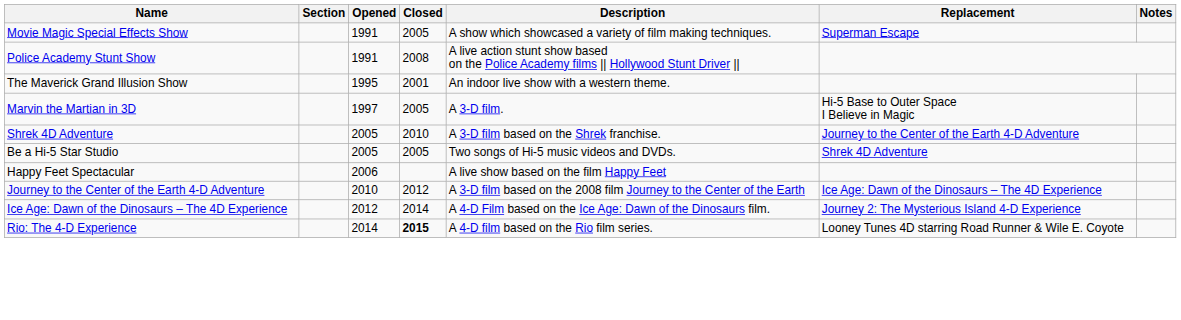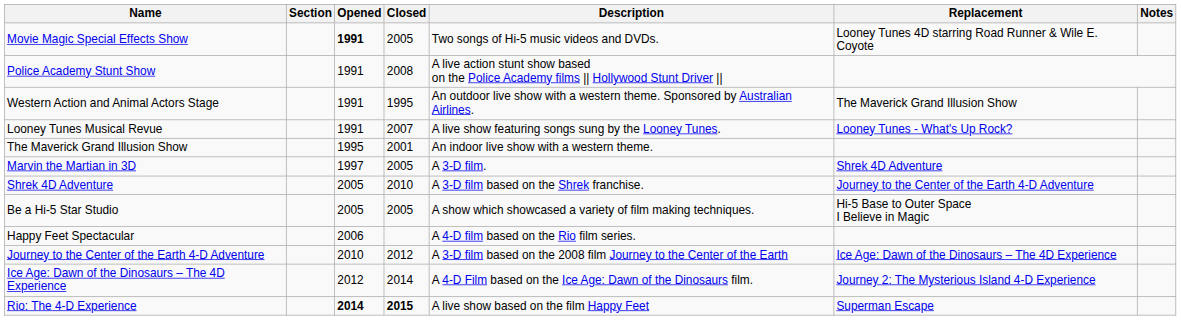(365, 32) normal -> (351, 39) bold
(610, 32) A show which showcased a variety of film making techniques. -> (545, 39) Two songs of Hi-5 music videos and DVDs.
(870, 32) Superman Escape -> (967, 39) Looney Tunes 4D starring Road Runner & Wile E. Coyote
+ row: (113, 103)
+ row: (85, 128)
(889, 108) Hi-5 Base to Outer Space I Believe in Magic -> (889, 166) Shrek 4D Adventure
(562, 153) Two songs of Hi-5 music videos and DVDs. -> (593, 210) A show which showcased a variety of film making techniques.
(875, 153) Shrek 4D Adventure -> (904, 210) Hi-5 Base to Outer Space I Believe in Magic
(557, 171) A live show based on the film Happy Feet -> (534, 236) A 4-D film based on the Rio film series.
(365, 228) normal -> (351, 305) bold
(551, 228) A 4-D film based on the Rio film series. -> (540, 305) A live show based on the film Happy Feet
(973, 228) Looney Tunes 4D starring Road Runner & Wile E. Coyote -> (885, 305) Superman Escape
